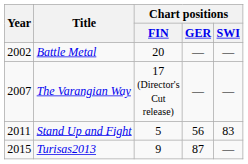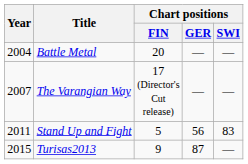(19, 52) 2002 -> (19, 52) 2004
